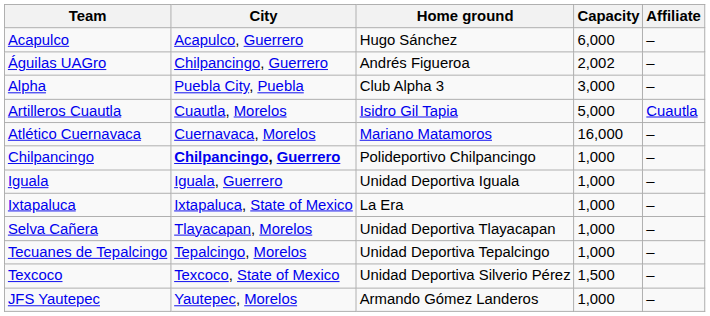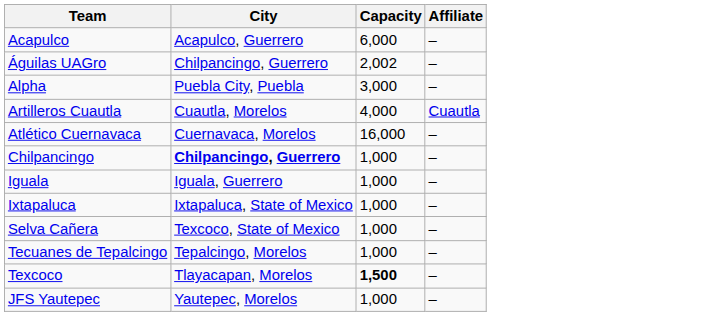- column: (465, 16)
(596, 110) 5,000 -> (378, 110) 4,000
(243, 228) Tlayacapan, Morelos -> (257, 228) Texcoco, State of Mexico
(257, 275) Texcoco, State of Mexico -> (243, 275) Tlayacapan, Morelos
(596, 275) normal -> (378, 275) bold
